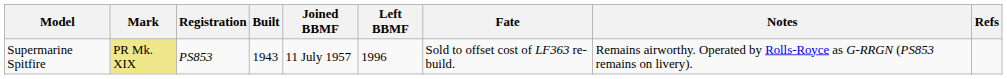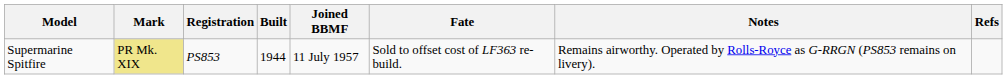- column: (390, 21)
(265, 56) 1943 -> (273, 56) 1944
